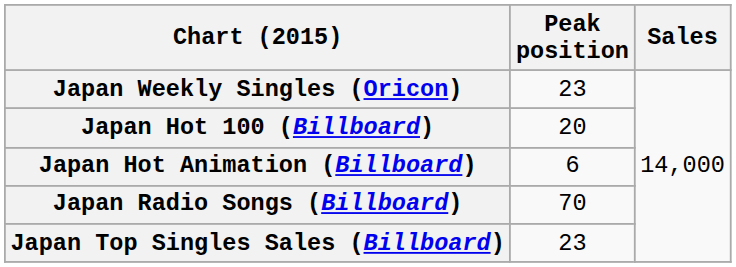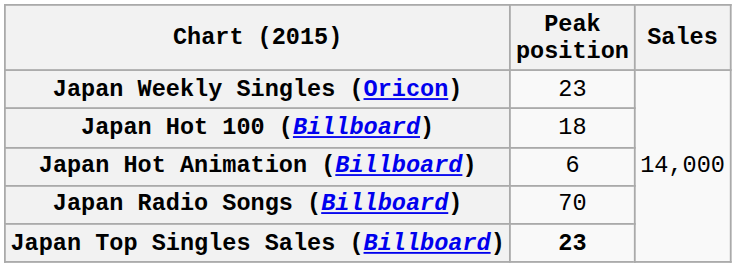(572, 128) 20 -> (572, 128) 18
(572, 243) normal -> (572, 243) bold
